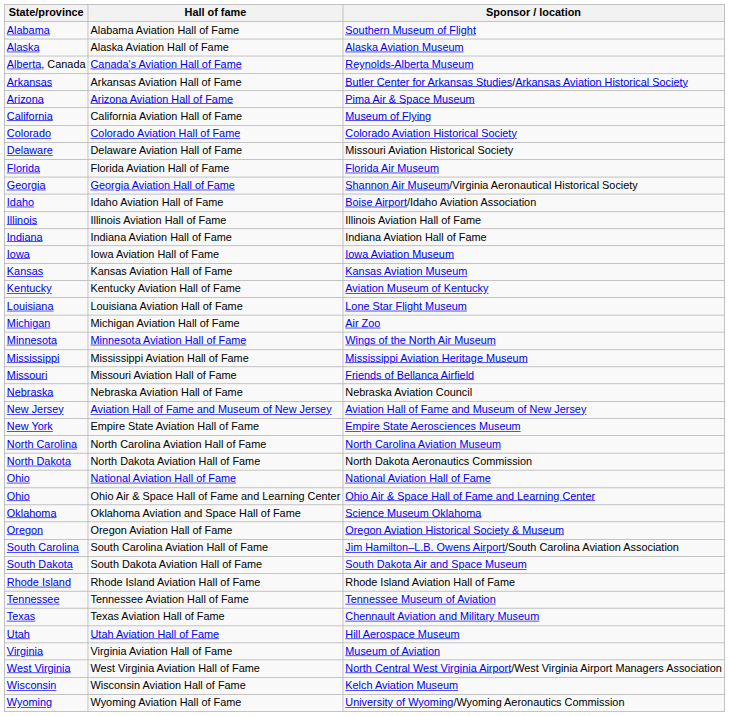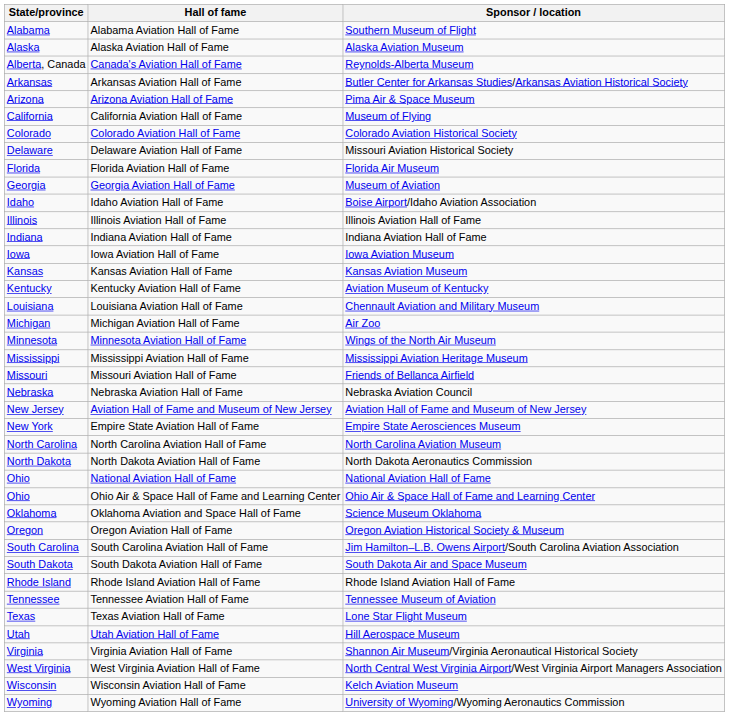(492, 185) Shannon Air Museum/Virginia Aeronautical Historical Society -> (393, 185) Museum of Aviation
(406, 306) Lone Star Flight Museum -> (442, 306) Chennault Aviation and Military Museum
(442, 617) Chennault Aviation and Military Museum -> (406, 617) Lone Star Flight Museum
(393, 651) Museum of Aviation -> (492, 651) Shannon Air Museum/Virginia Aeronautical Historical Society
